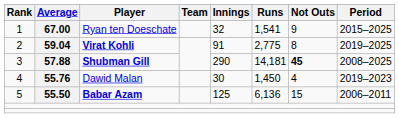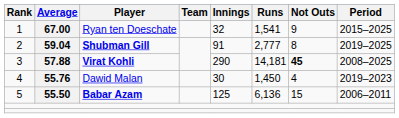(108, 45) Virat Kohli -> (116, 45) Shubman Gill
(267, 45) 2,775 -> (267, 45) 2,777
(116, 62) Shubman Gill -> (108, 62) Virat Kohli
